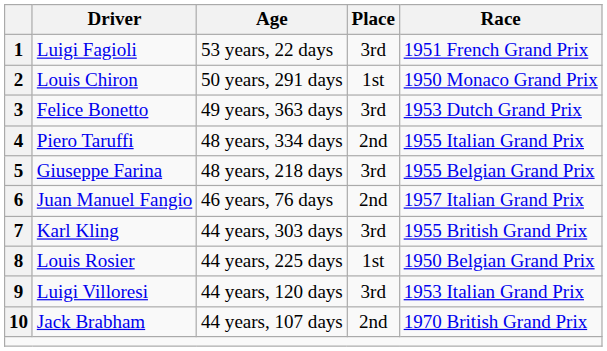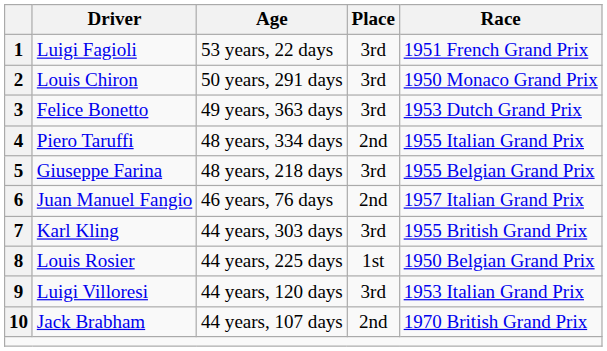(373, 79) 1st -> (373, 79) 3rd
